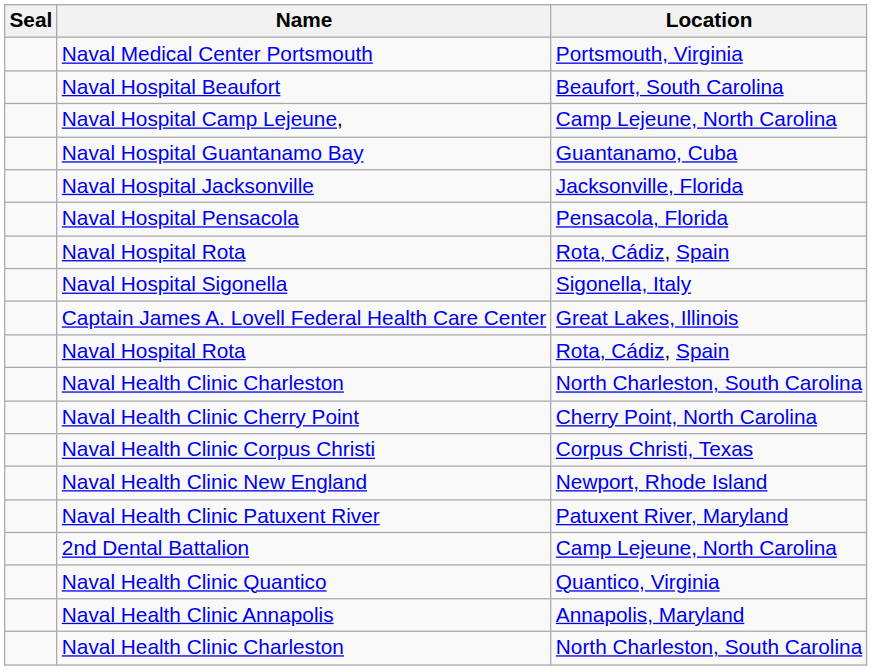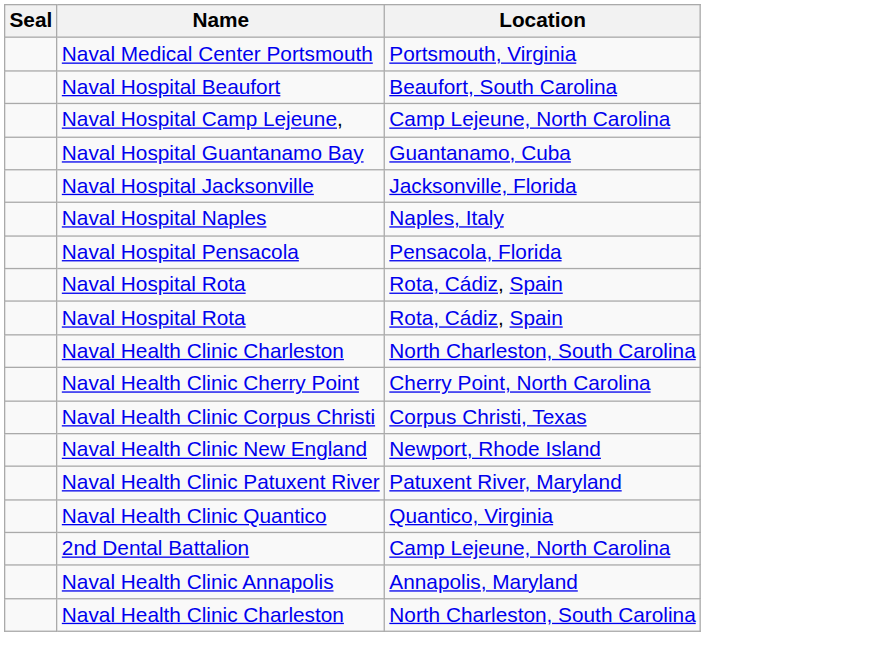+ row: (164, 218)
- row: (175, 284)
- row: (304, 317)
rows swapped: (194, 581) <-> (156, 548)
